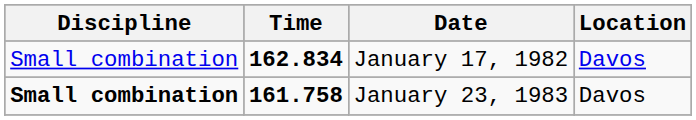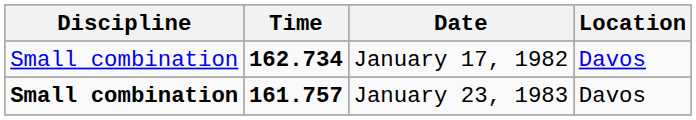(296, 60) 162.834 -> (296, 60) 162.734
(296, 96) 161.758 -> (296, 96) 161.757
